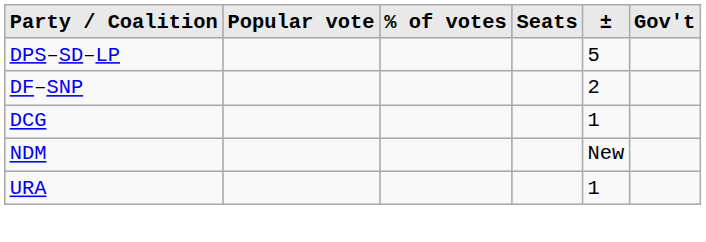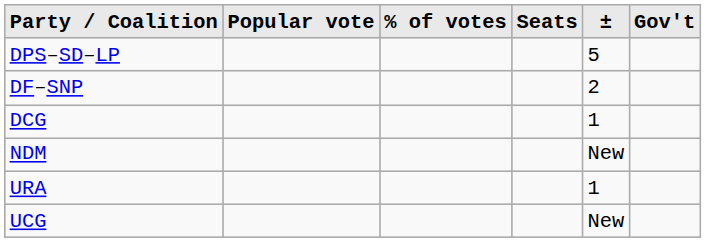+ row: (28, 221)
